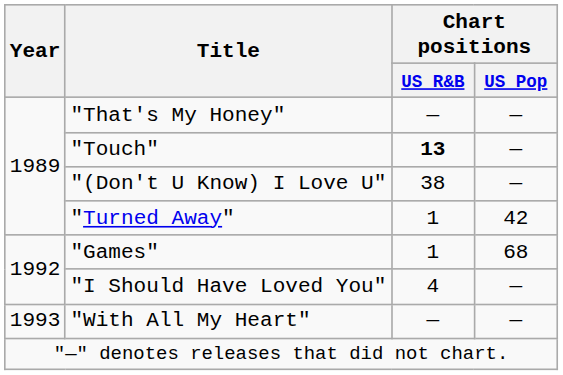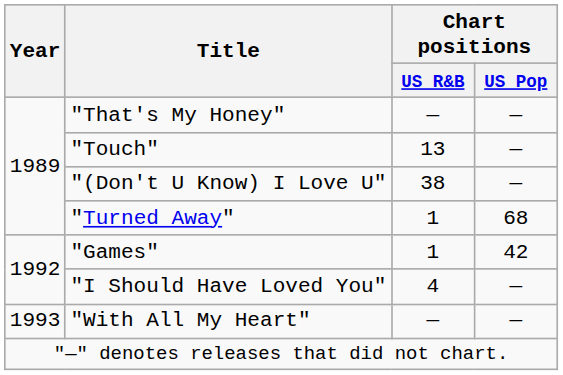(433, 149) bold -> (433, 149) normal
(516, 218) 42 -> (516, 218) 68
(516, 252) 68 -> (516, 252) 42
